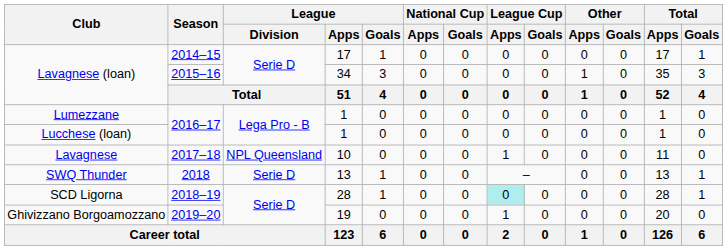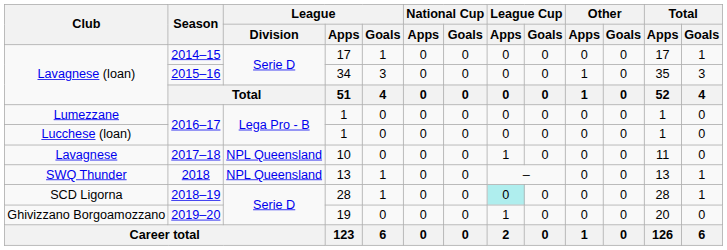(274, 174) Serie D -> (274, 174) NPL Queensland
